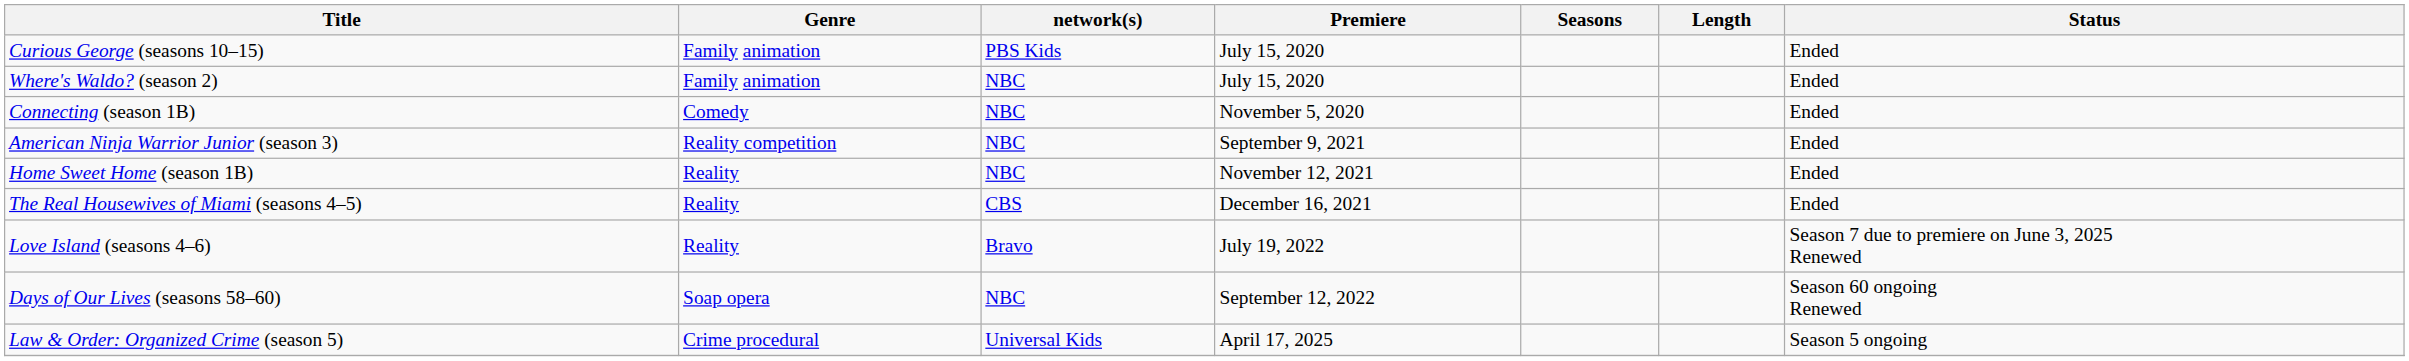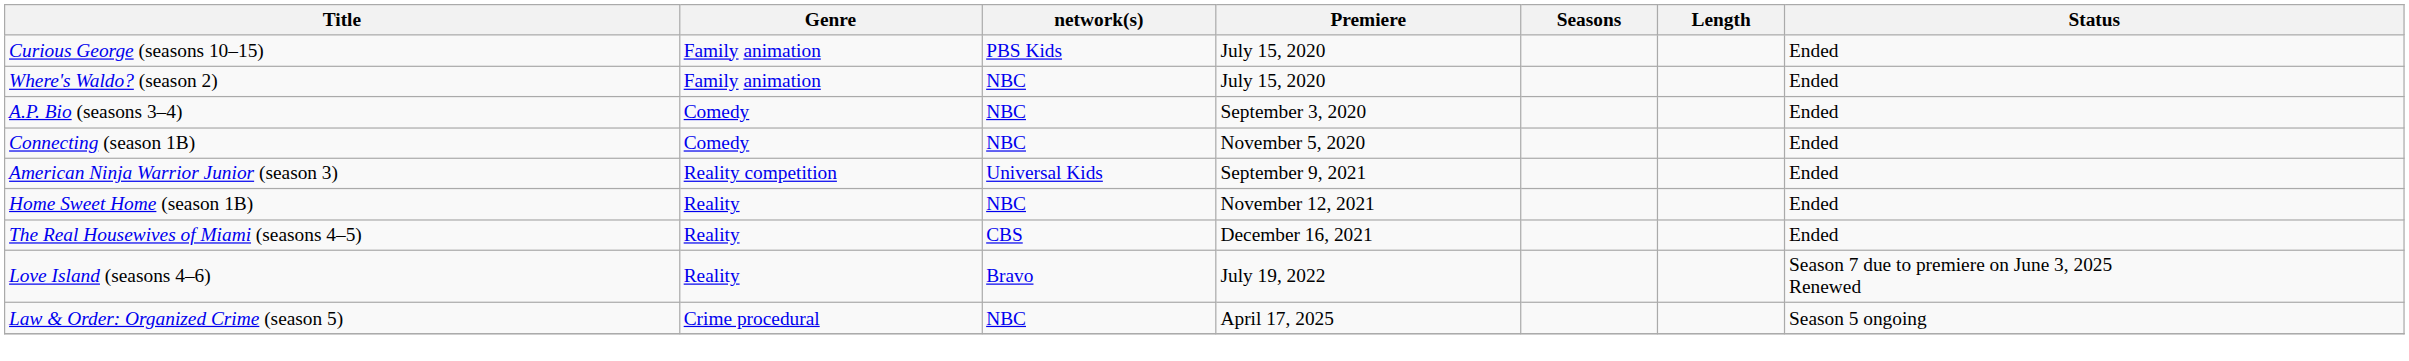+ row: (96, 111)
(1005, 142) NBC -> (1045, 173) Universal Kids
- row: (145, 298)
(1044, 339) Universal Kids -> (1006, 317) NBC
